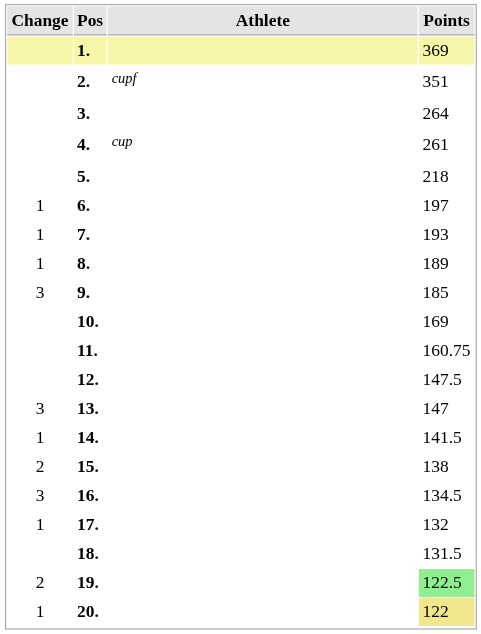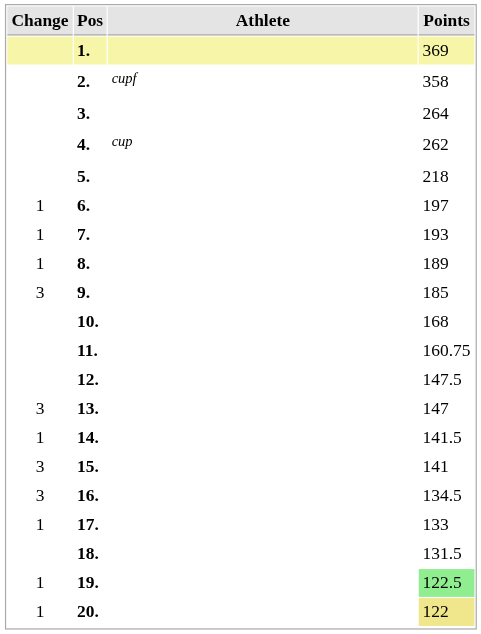(436, 81) 351 -> (436, 81) 358
(436, 144) 261 -> (436, 144) 262
(436, 321) 169 -> (436, 321) 168
(40, 466) 2 -> (40, 466) 3
(436, 466) 138 -> (436, 466) 141
(436, 524) 132 -> (436, 524) 133
(40, 582) 2 -> (40, 582) 1
